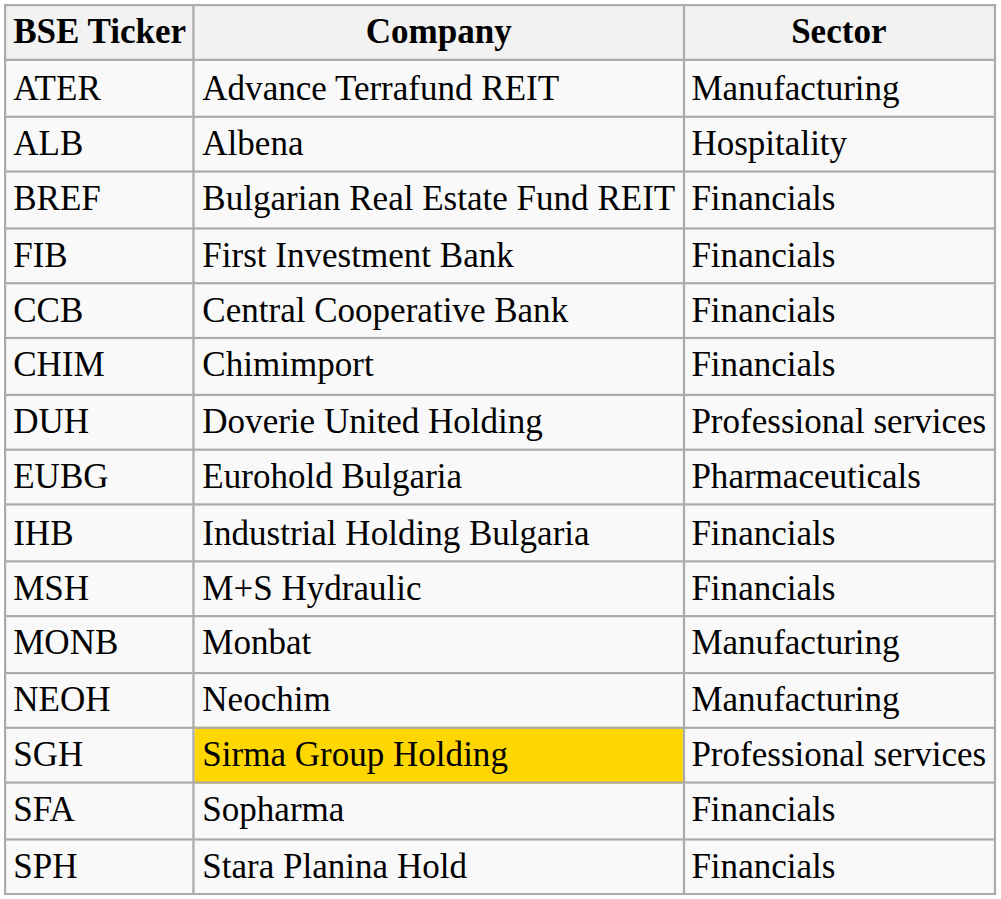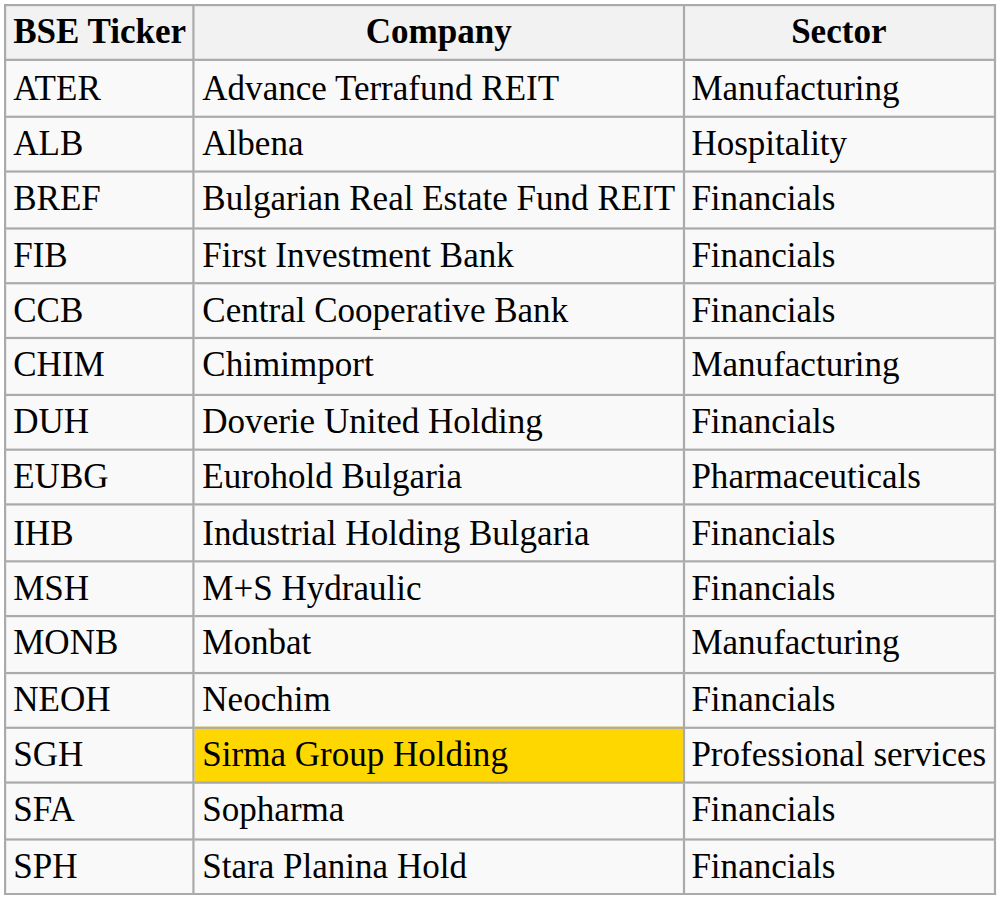(763, 365) Financials -> (795, 365) Manufacturing
(839, 421) Professional services -> (763, 421) Financials
(795, 699) Manufacturing -> (763, 699) Financials
